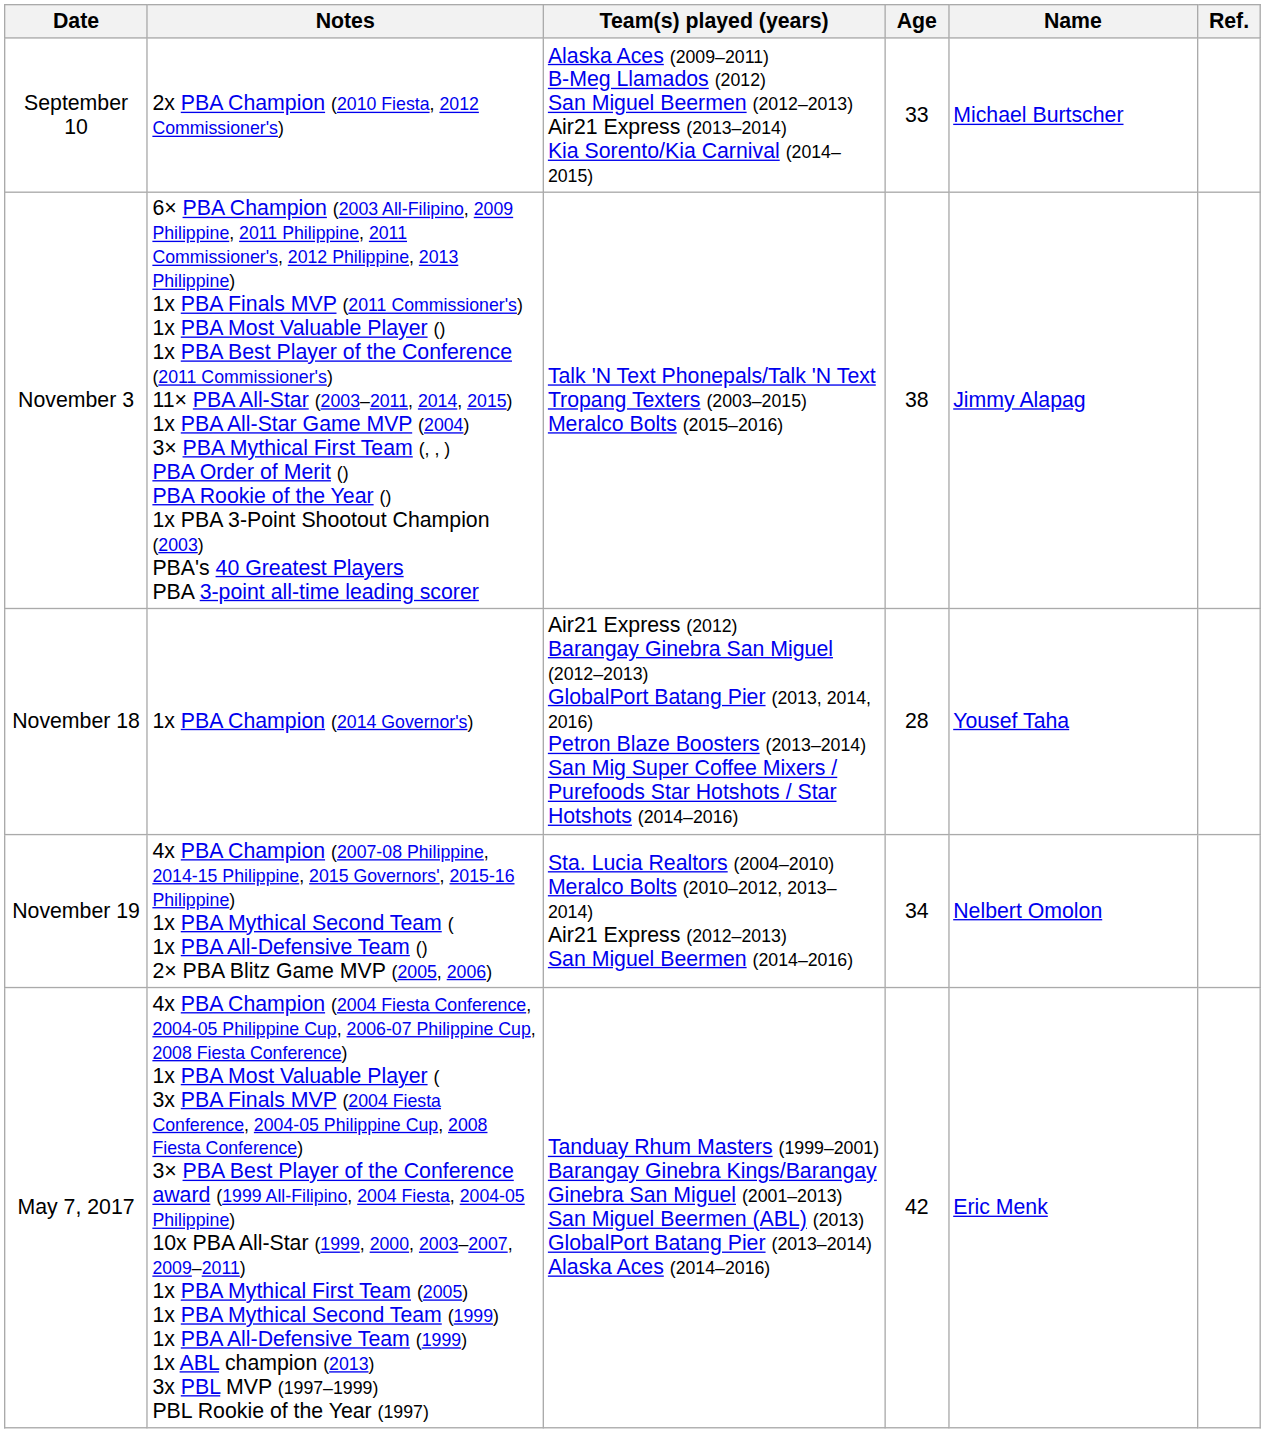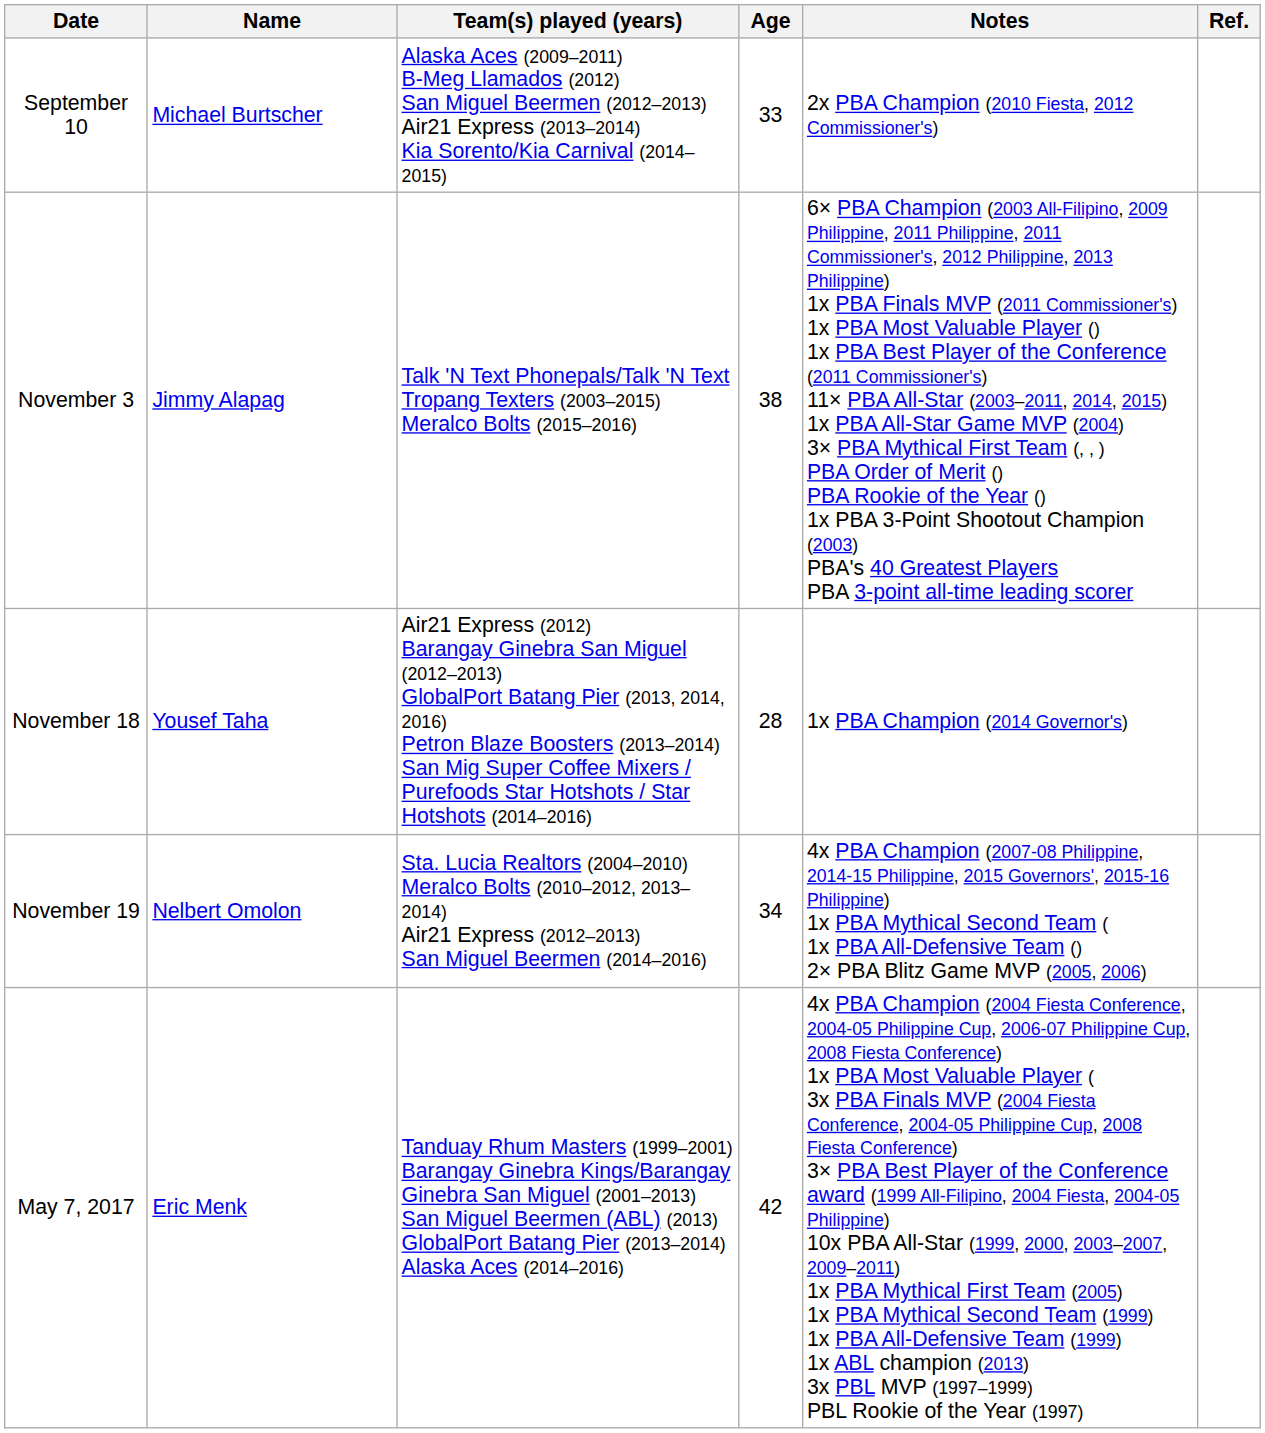columns swapped: (1073, 21) <-> (345, 21)
